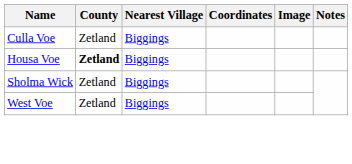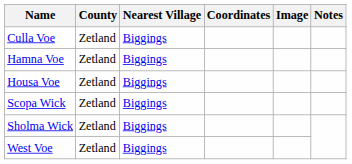+ row: (36, 59)
(99, 59) bold -> (97, 81) normal
+ row: (36, 103)
